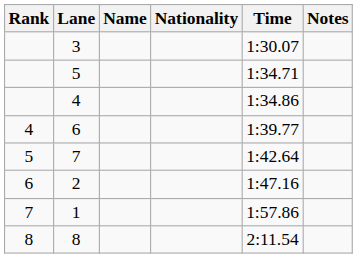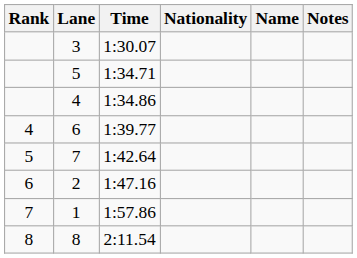columns swapped: (125, 18) <-> (273, 18)
